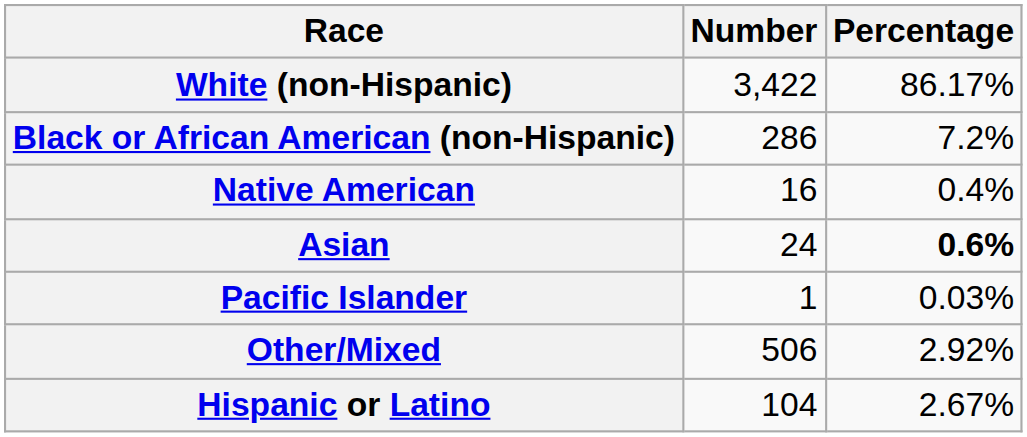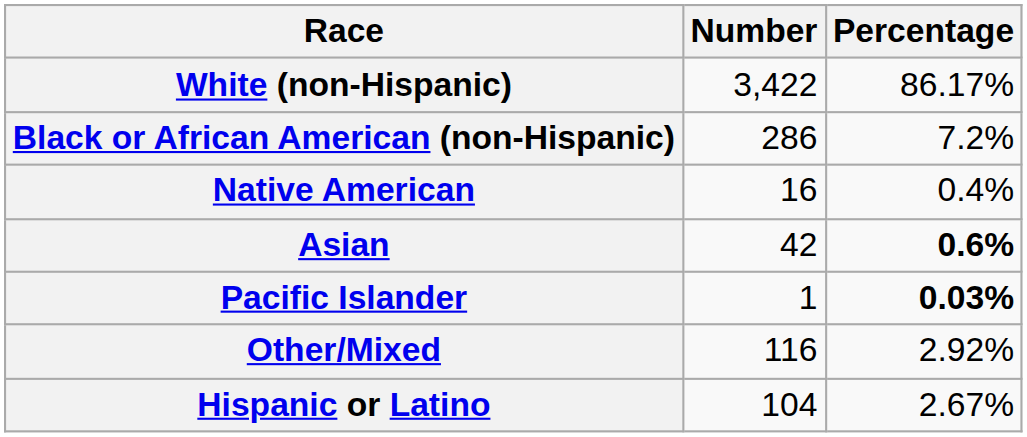(799, 244) 24 -> (799, 244) 42
(966, 297) normal -> (966, 297) bold
(789, 350) 506 -> (791, 350) 116
